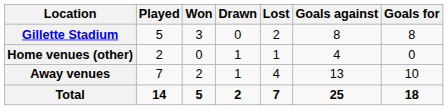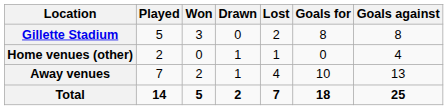columns swapped: (412, 14) <-> (337, 14)
